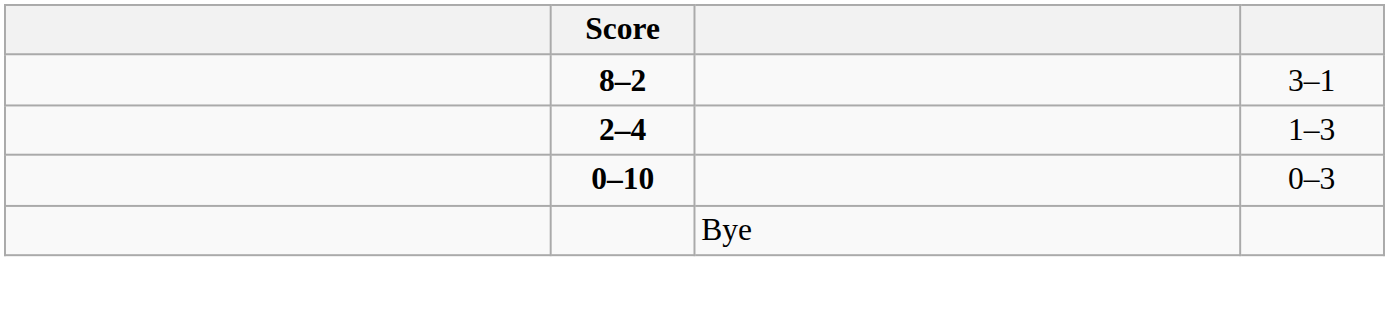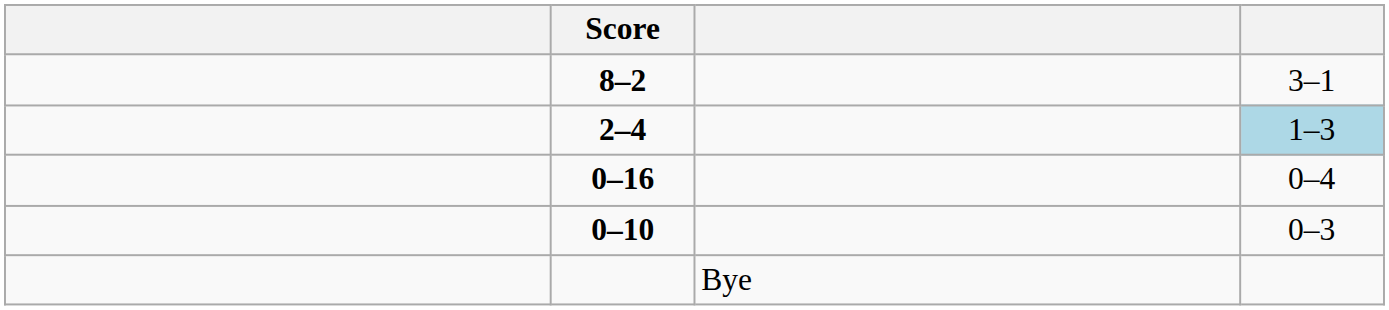(1312, 129) no background -> (1312, 129) lightblue background
+ row: (623, 179)
